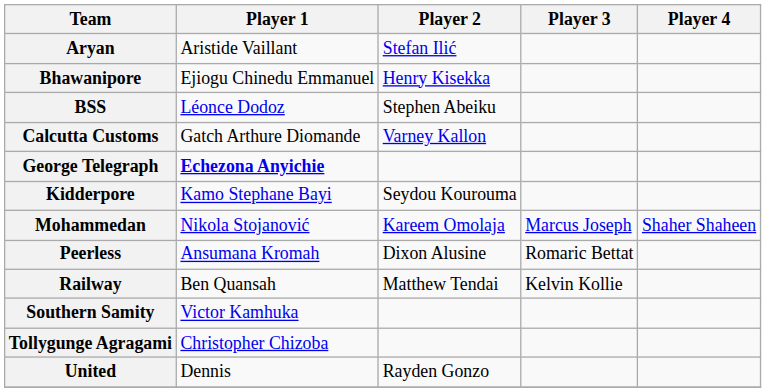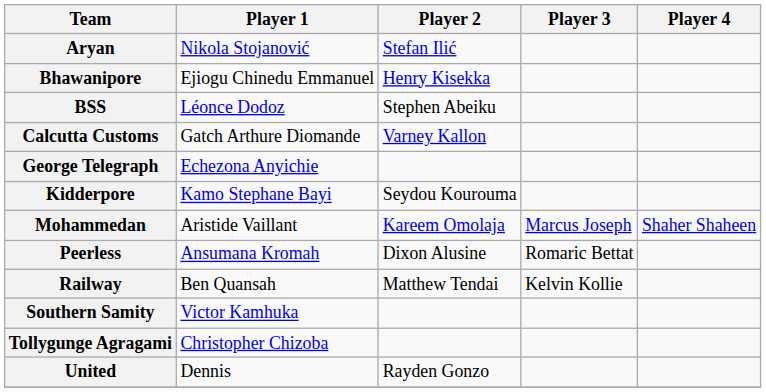(239, 48) Aristide Vaillant -> (245, 48) Nikola Stojanović
(252, 165) bold -> (249, 165) normal
(245, 224) Nikola Stojanović -> (239, 224) Aristide Vaillant
